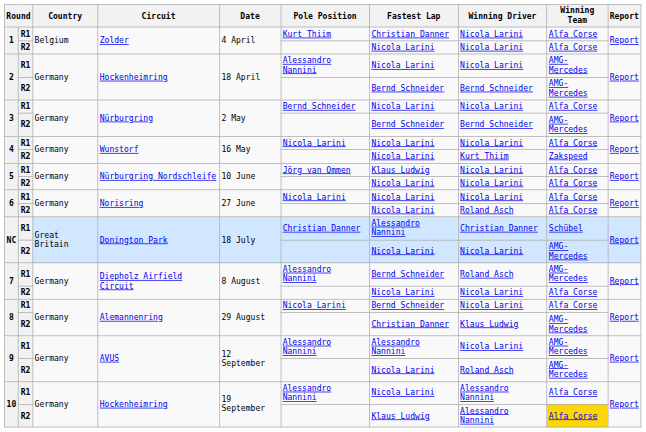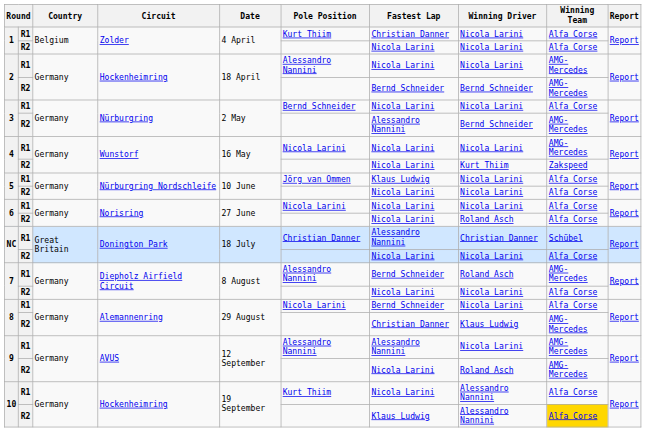(408, 125) Bernd Schneider -> (396, 125) Alessandro Nannini
(573, 143) Alfa Corse -> (568, 148) AMG-Mercedes
(568, 251) AMG-Mercedes -> (573, 256) Alfa Corse
(307, 393) Alessandro Nannini -> (307, 393) Kurt Thiim
